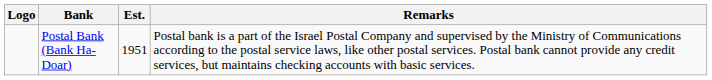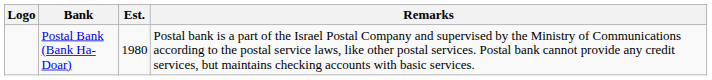(134, 49) 1951 -> (134, 49) 1980
